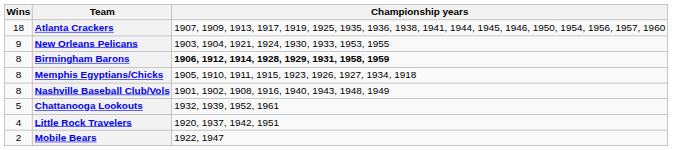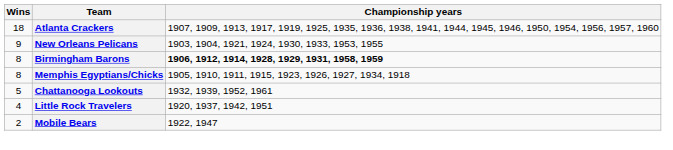- row: (102, 91)
